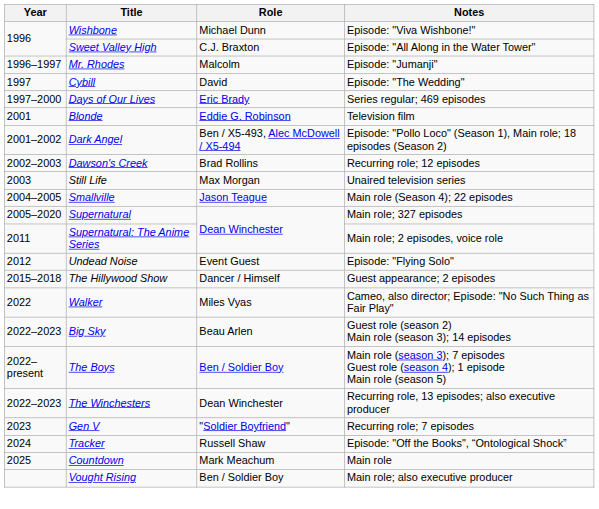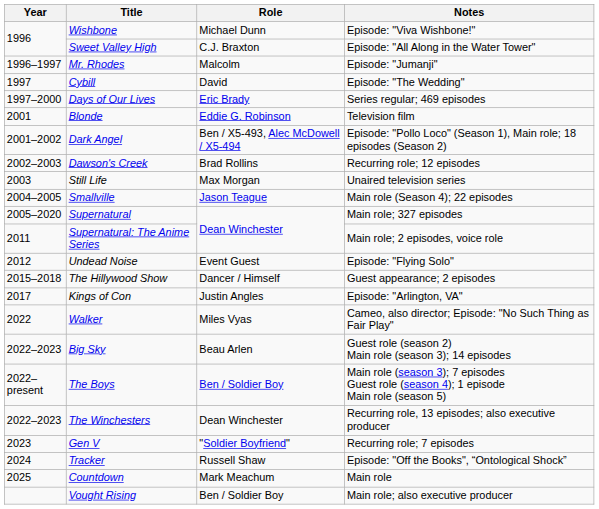+ row: (100, 296)
